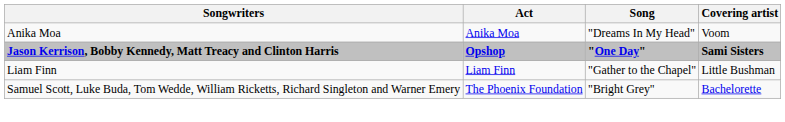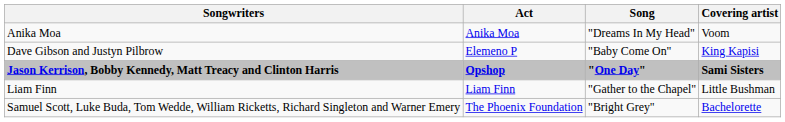+ row: (85, 51)
